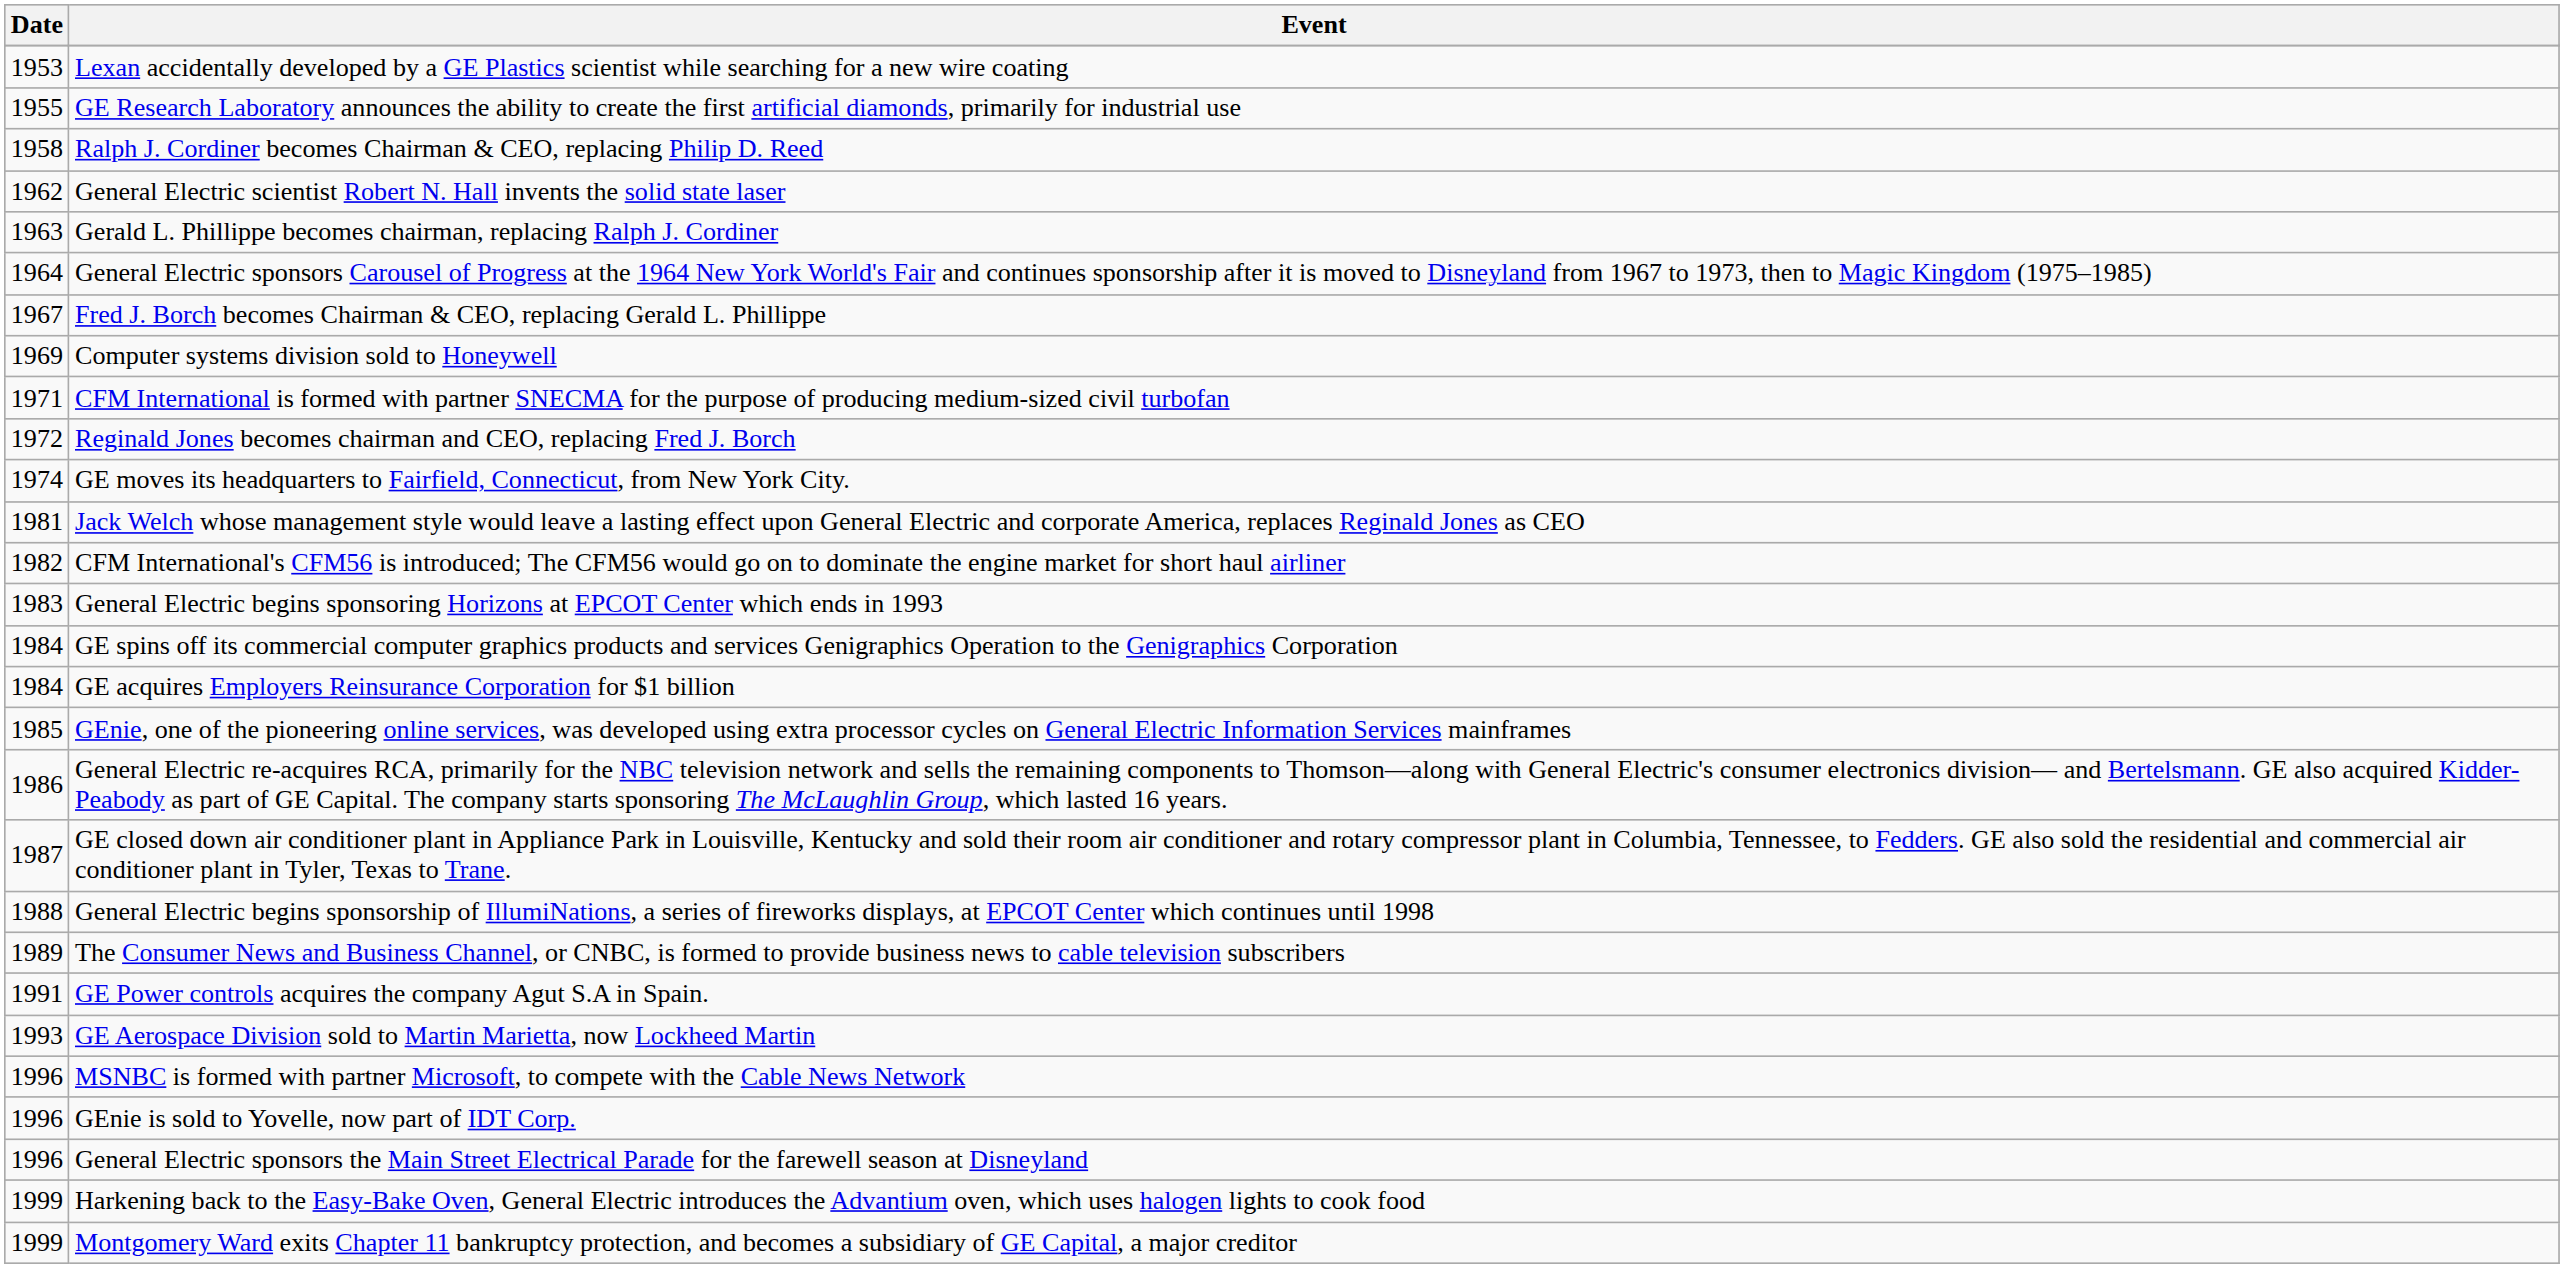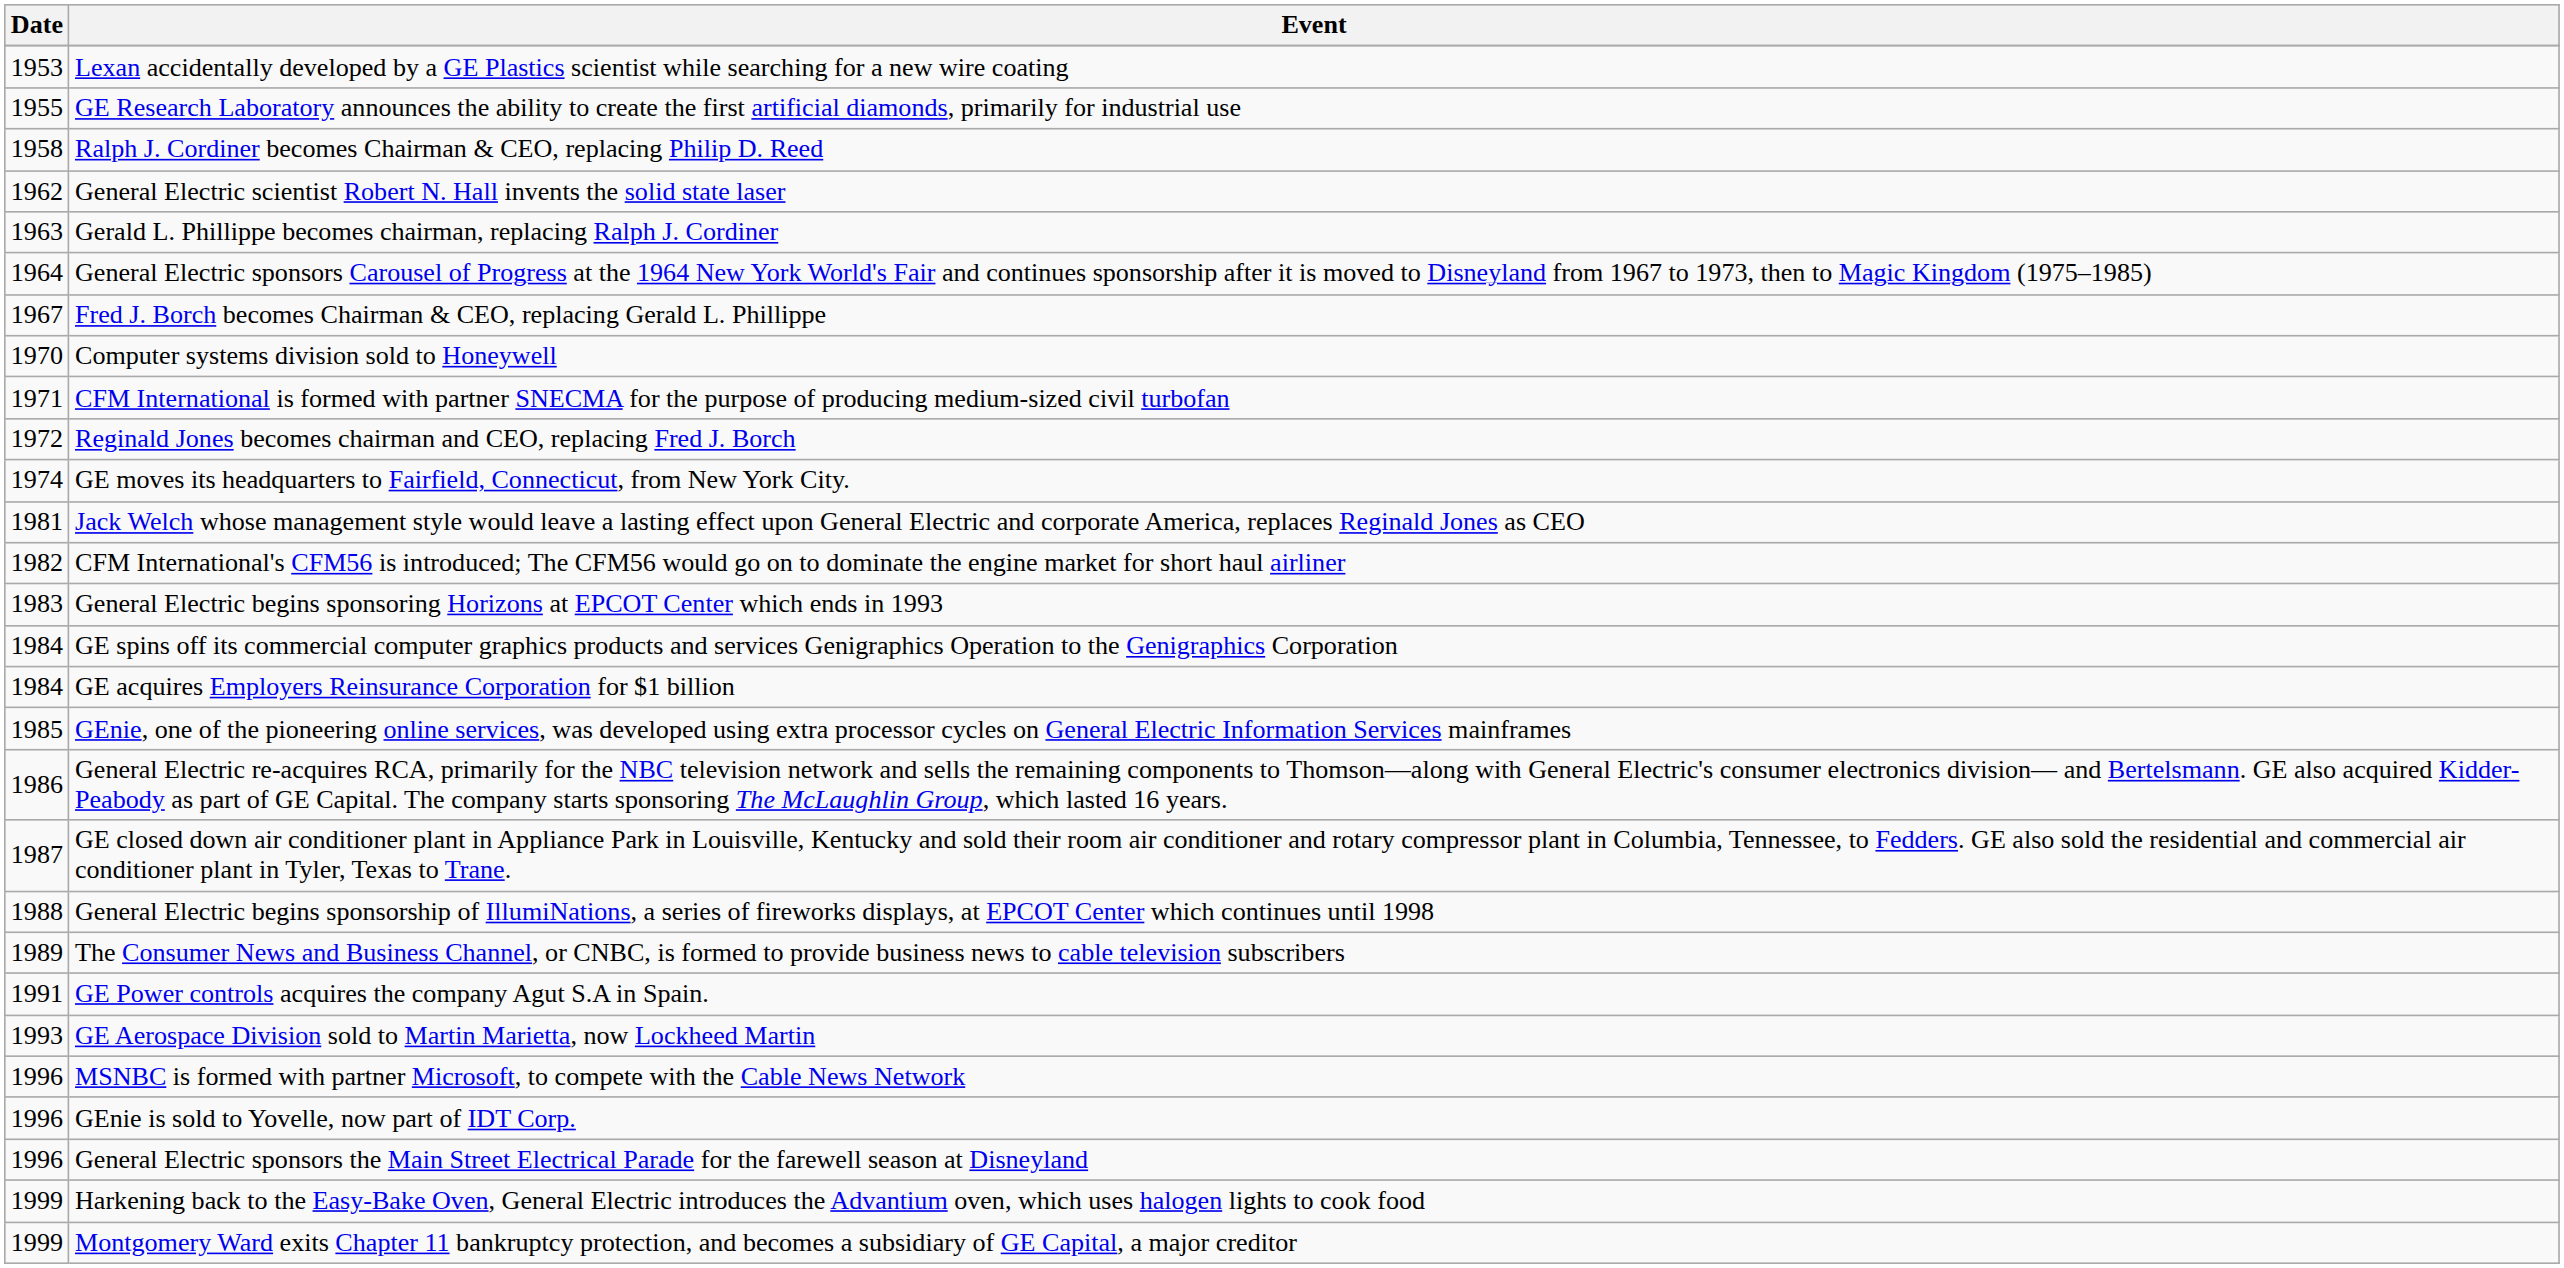(37, 356) 1969 -> (37, 356) 1970
